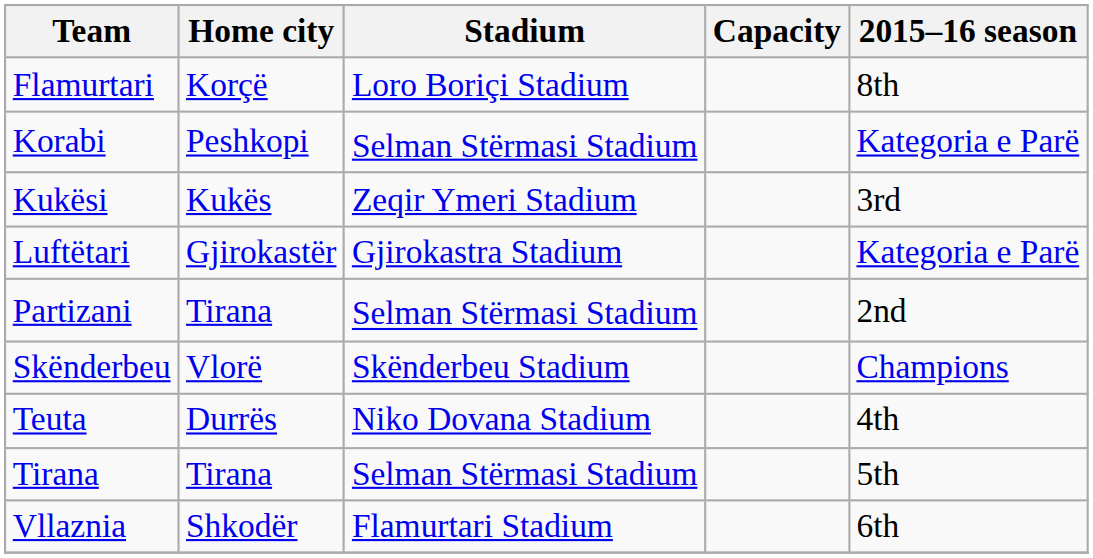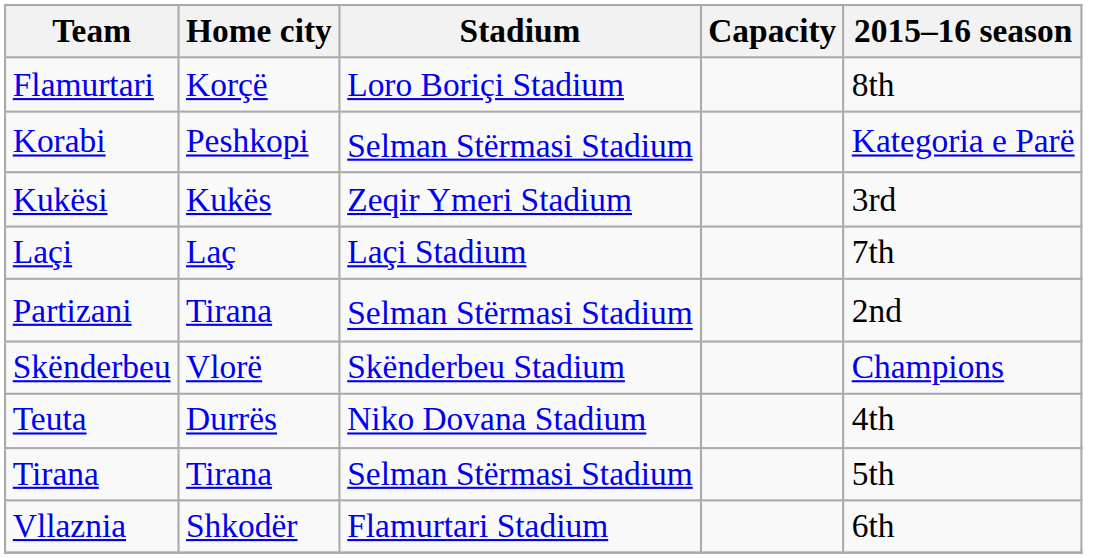+ row: (42, 252)
- row: (71, 252)
